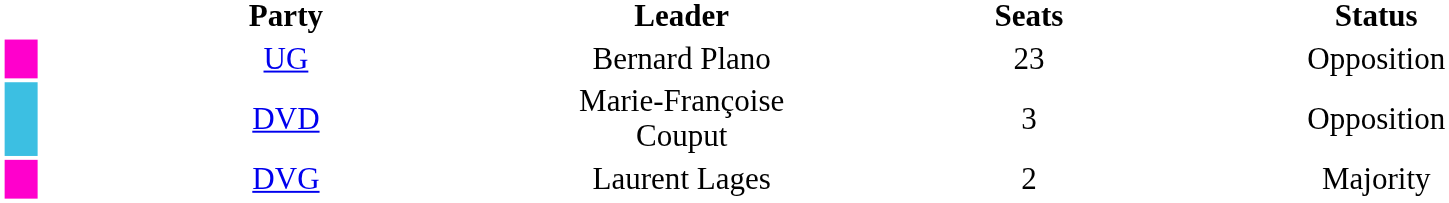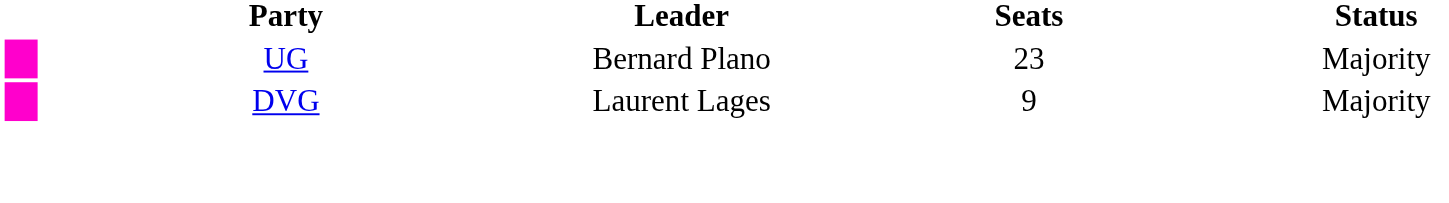(1376, 58) Opposition -> (1376, 58) Majority
- row: (286, 118)
(1029, 178) 2 -> (1029, 101) 9
